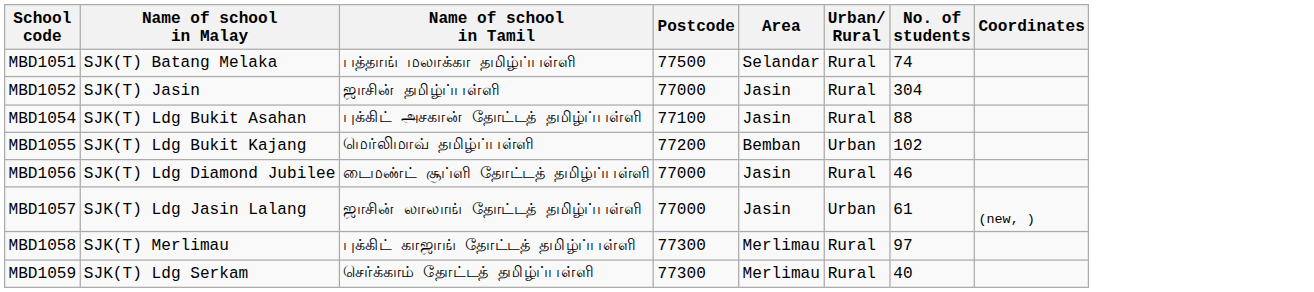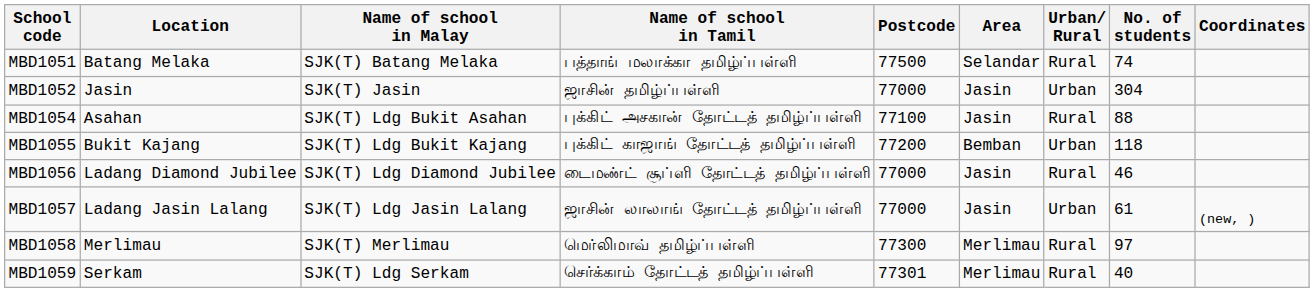+ column: (190, 27)
(852, 91) Rural -> (1072, 91) Urban
(438, 145) மெர்லிமாவ் தமிழ்ப்பள்ளி -> (710, 145) புக்கிட் காஜாங் தோட்டத் தமிழ்ப்பள்ளி
(908, 146) 102 -> (1128, 146) 118
(489, 245) புக்கிட் காஜாங் தோட்டத் தமிழ்ப்பள்ளி -> (659, 245) மெர்லிமாவ் தமிழ்ப்பள்ளி
(682, 273) 77300 -> (902, 273) 77301
